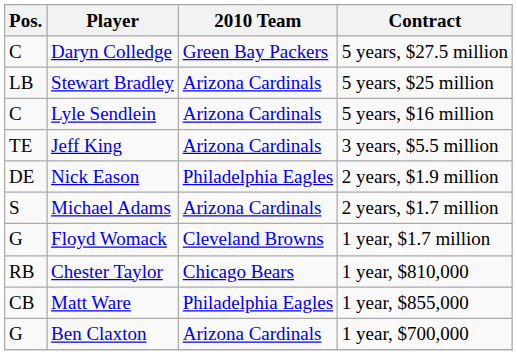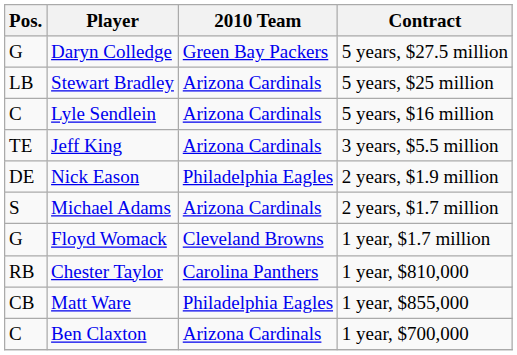(15, 51) C -> (16, 51) G
(238, 270) Chicago Bears -> (251, 270) Carolina Panthers
(16, 333) G -> (15, 333) C
